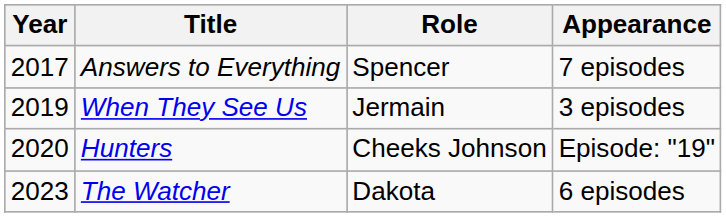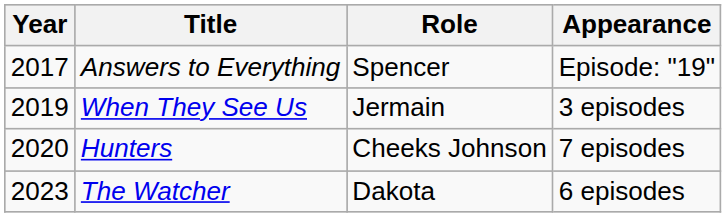(622, 66) 7 episodes -> (637, 66) Episode: "19"
(637, 149) Episode: "19" -> (622, 149) 7 episodes
